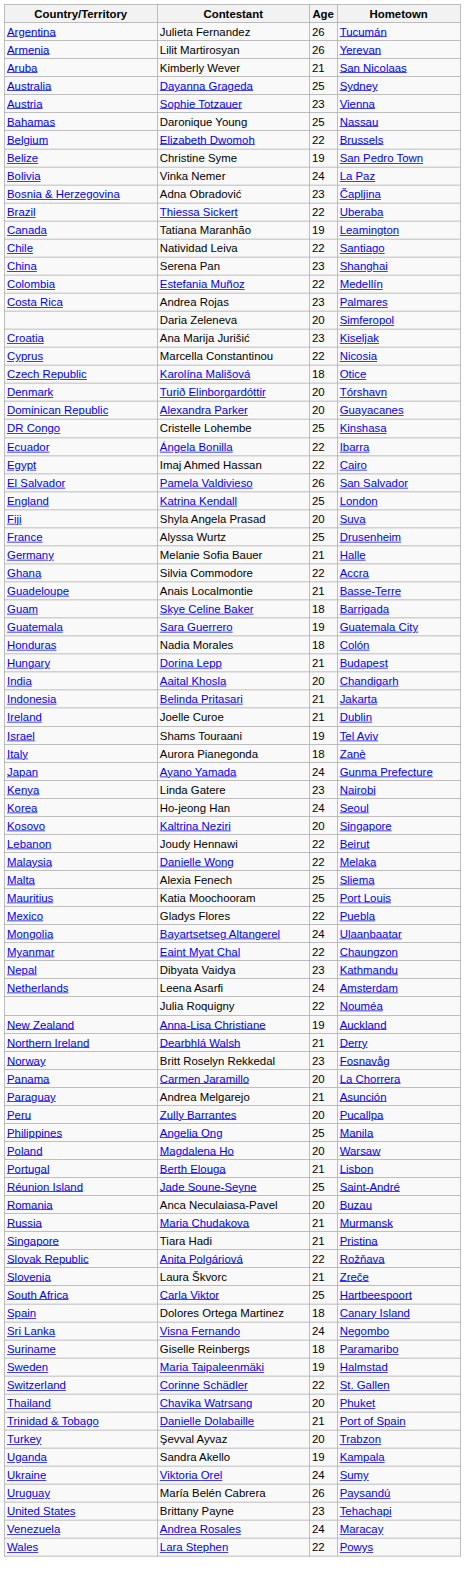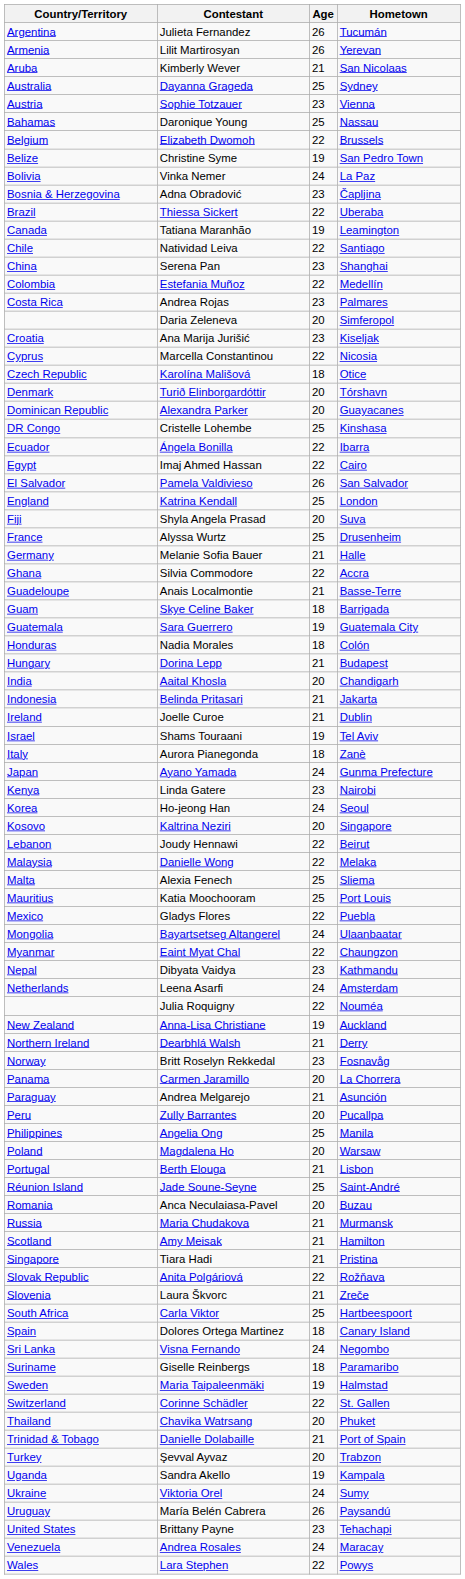+ row: (191, 1241)
